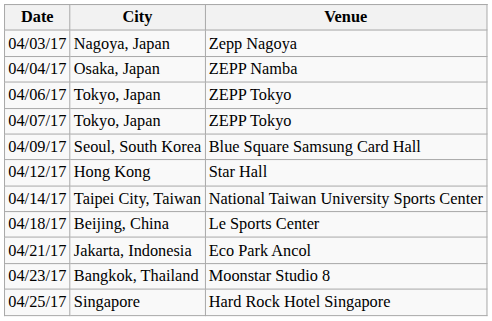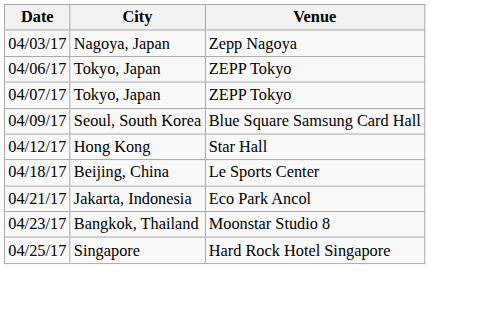- row: (37, 69)
- row: (37, 198)
